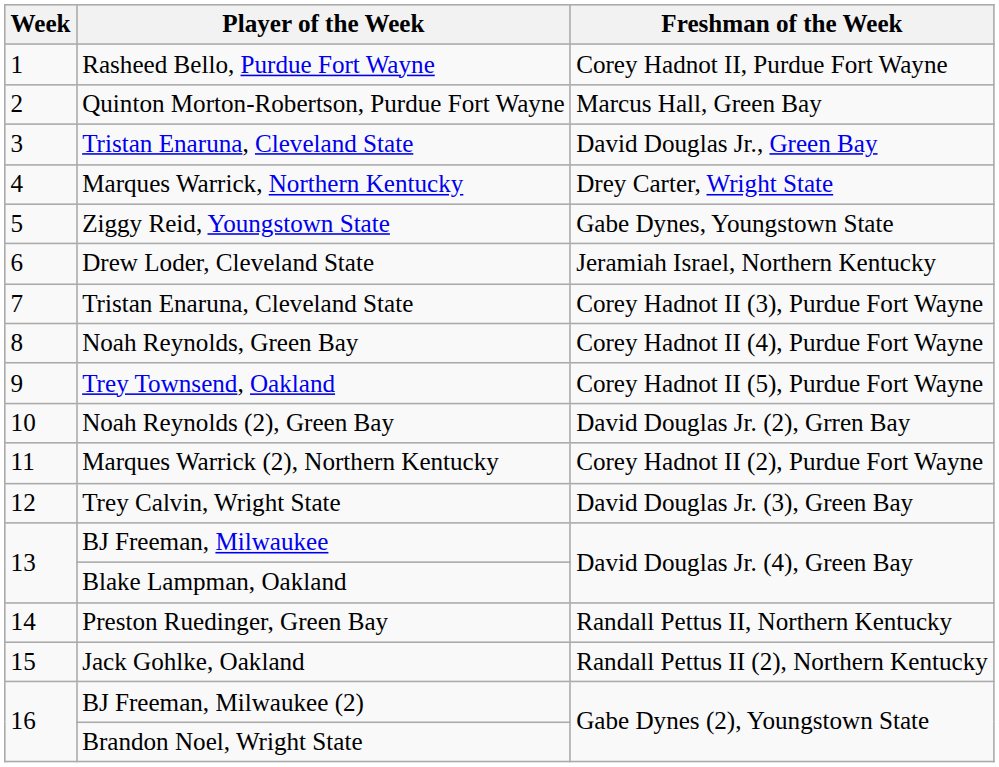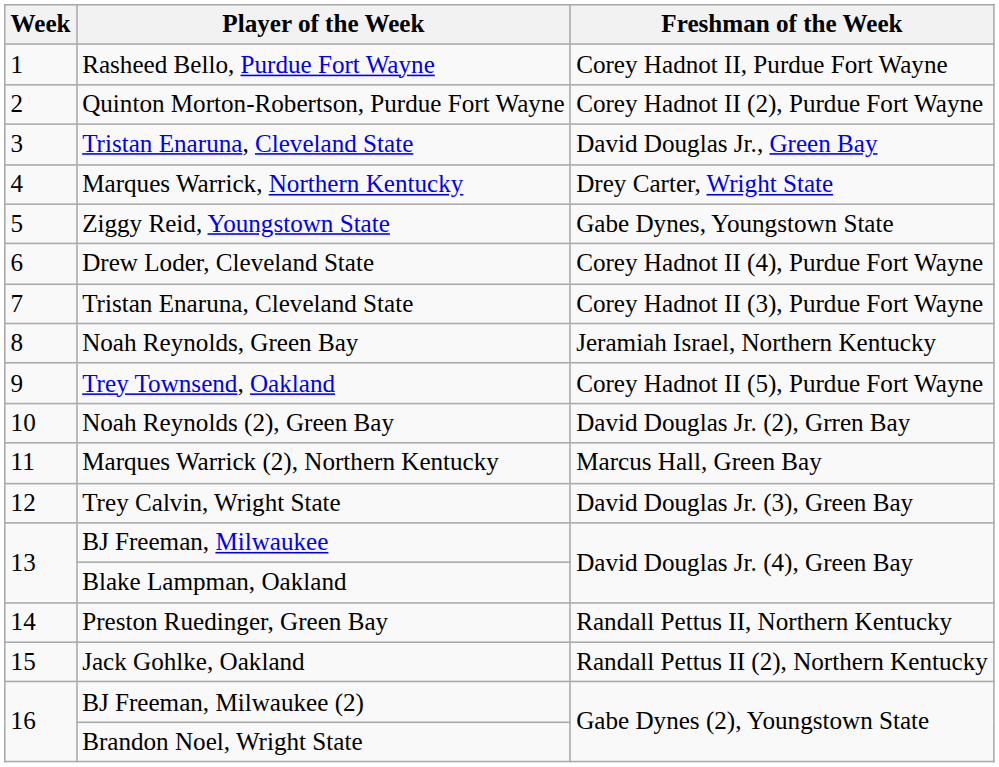(699, 104) Marcus Hall, Green Bay -> (780, 104) Corey Hadnot II (2), Purdue Fort Wayne
(756, 263) Jeramiah Israel, Northern Kentucky -> (780, 263) Corey Hadnot II (4), Purdue Fort Wayne
(780, 343) Corey Hadnot II (4), Purdue Fort Wayne -> (756, 343) Jeramiah Israel, Northern Kentucky
(780, 462) Corey Hadnot II (2), Purdue Fort Wayne -> (699, 462) Marcus Hall, Green Bay
